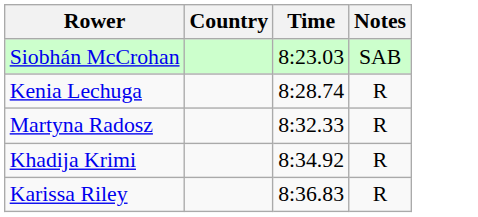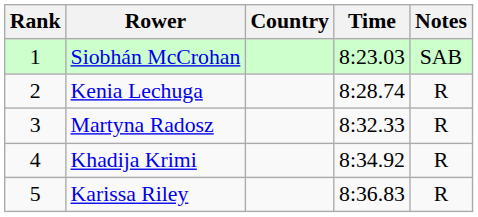+ column: (35, 21)
